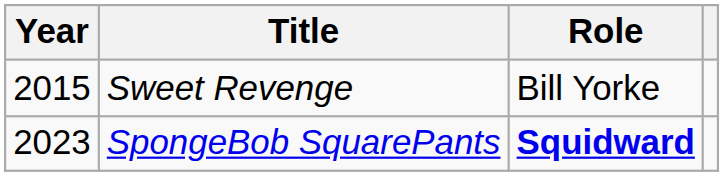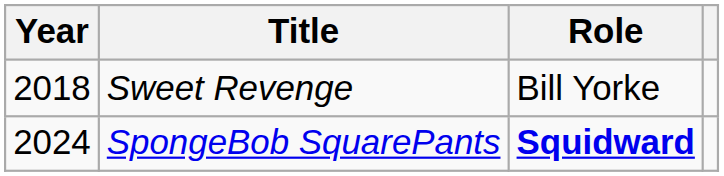(52, 87) 2015 -> (52, 87) 2018
(52, 142) 2023 -> (52, 142) 2024
